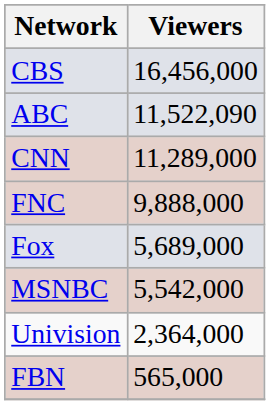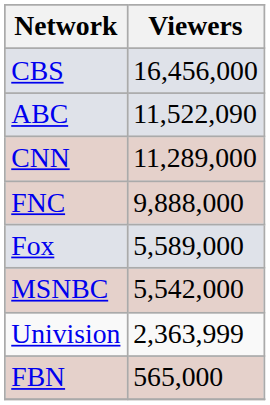(189, 245) 5,689,000 -> (189, 245) 5,589,000
(189, 333) 2,364,000 -> (189, 333) 2,363,999
